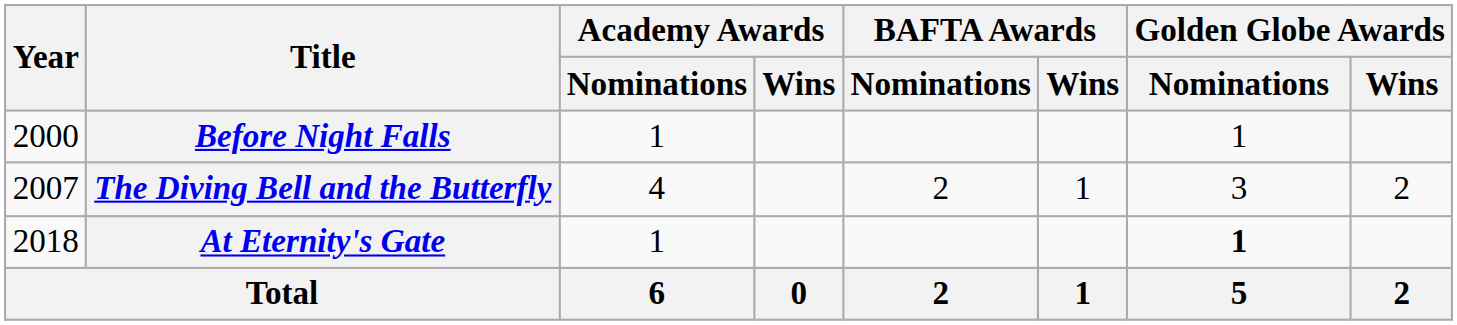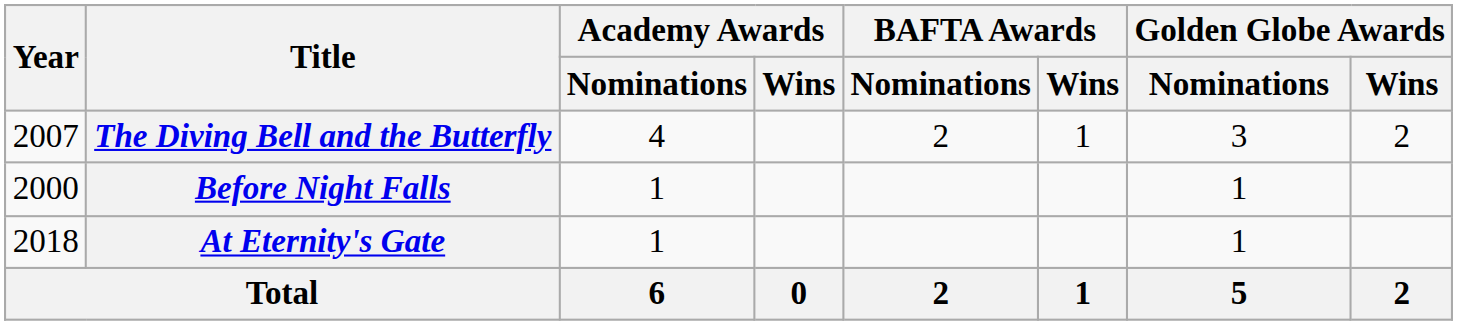rows swapped: (323, 135) <-> (323, 188)
(1239, 240) bold -> (1239, 240) normal
